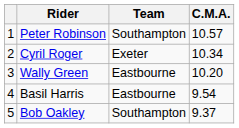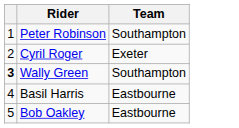- column: (211, 14)
(11, 73) normal -> (11, 73) bold
(144, 73) Eastbourne -> (149, 73) Southampton
(149, 113) Southampton -> (144, 113) Eastbourne
